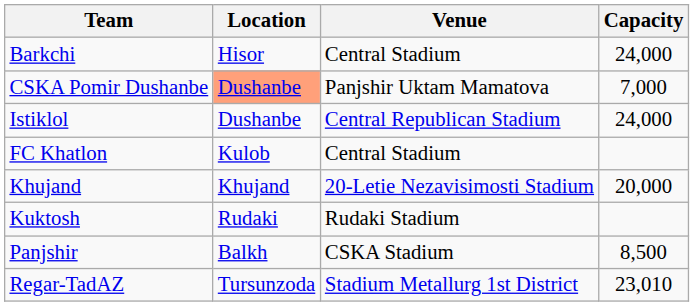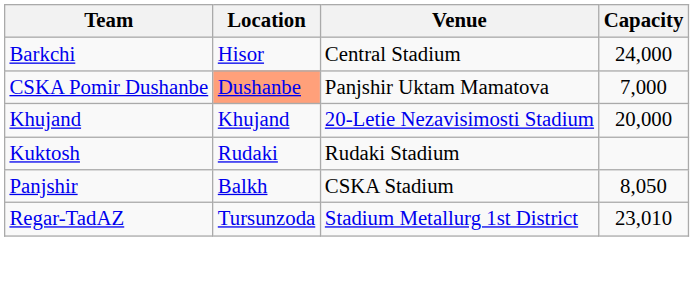- row: (39, 119)
- row: (58, 152)
(643, 251) 8,500 -> (643, 185) 8,050
